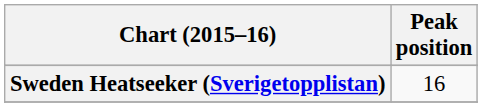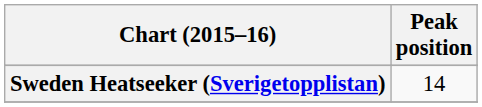(434, 83) 16 -> (434, 83) 14
